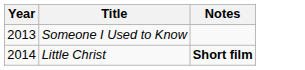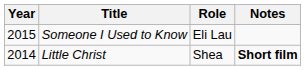+ column: (212, 14)
(22, 34) 2013 -> (22, 34) 2015
